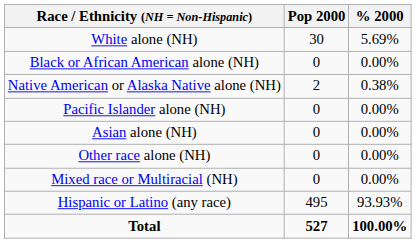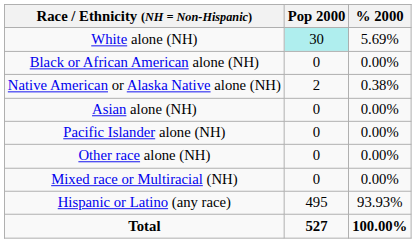(317, 39) no background -> (317, 39) paleturquoise background
rows swapped: (144, 132) <-> (144, 109)
